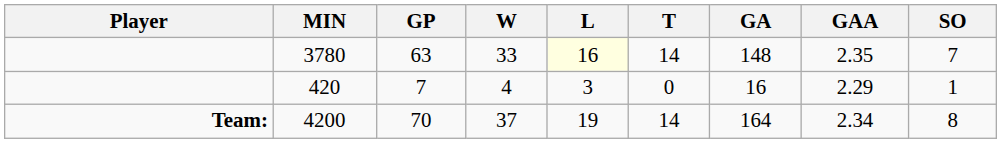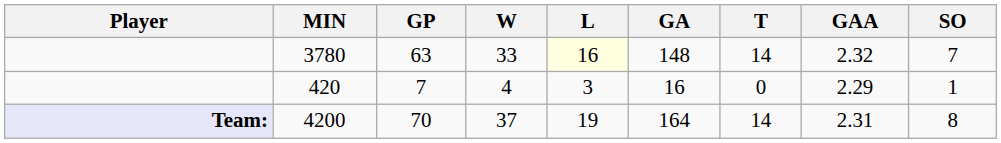columns swapped: (669, 21) <-> (756, 21)
(855, 54) 2.35 -> (855, 54) 2.32
(240, 120) no background -> (240, 120) lavender background
(855, 120) 2.34 -> (855, 120) 2.31
